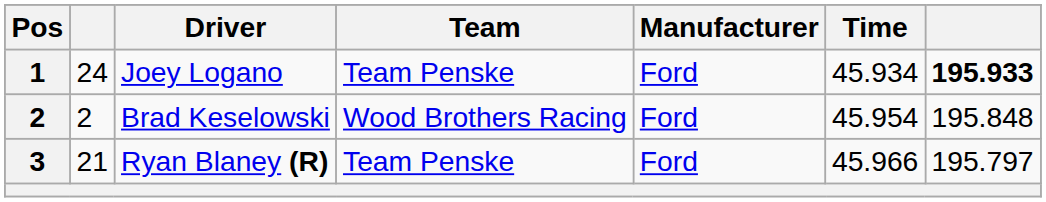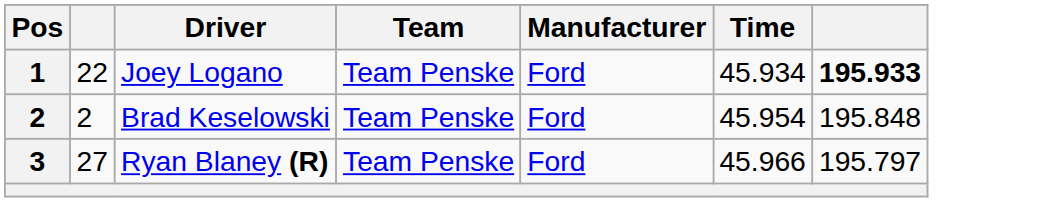(92, 72) 24 -> (92, 72) 22
(485, 117) Wood Brothers Racing -> (429, 117) Team Penske
(92, 162) 21 -> (92, 162) 27
